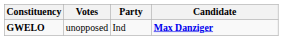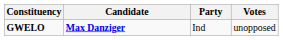columns swapped: (215, 12) <-> (87, 12)
